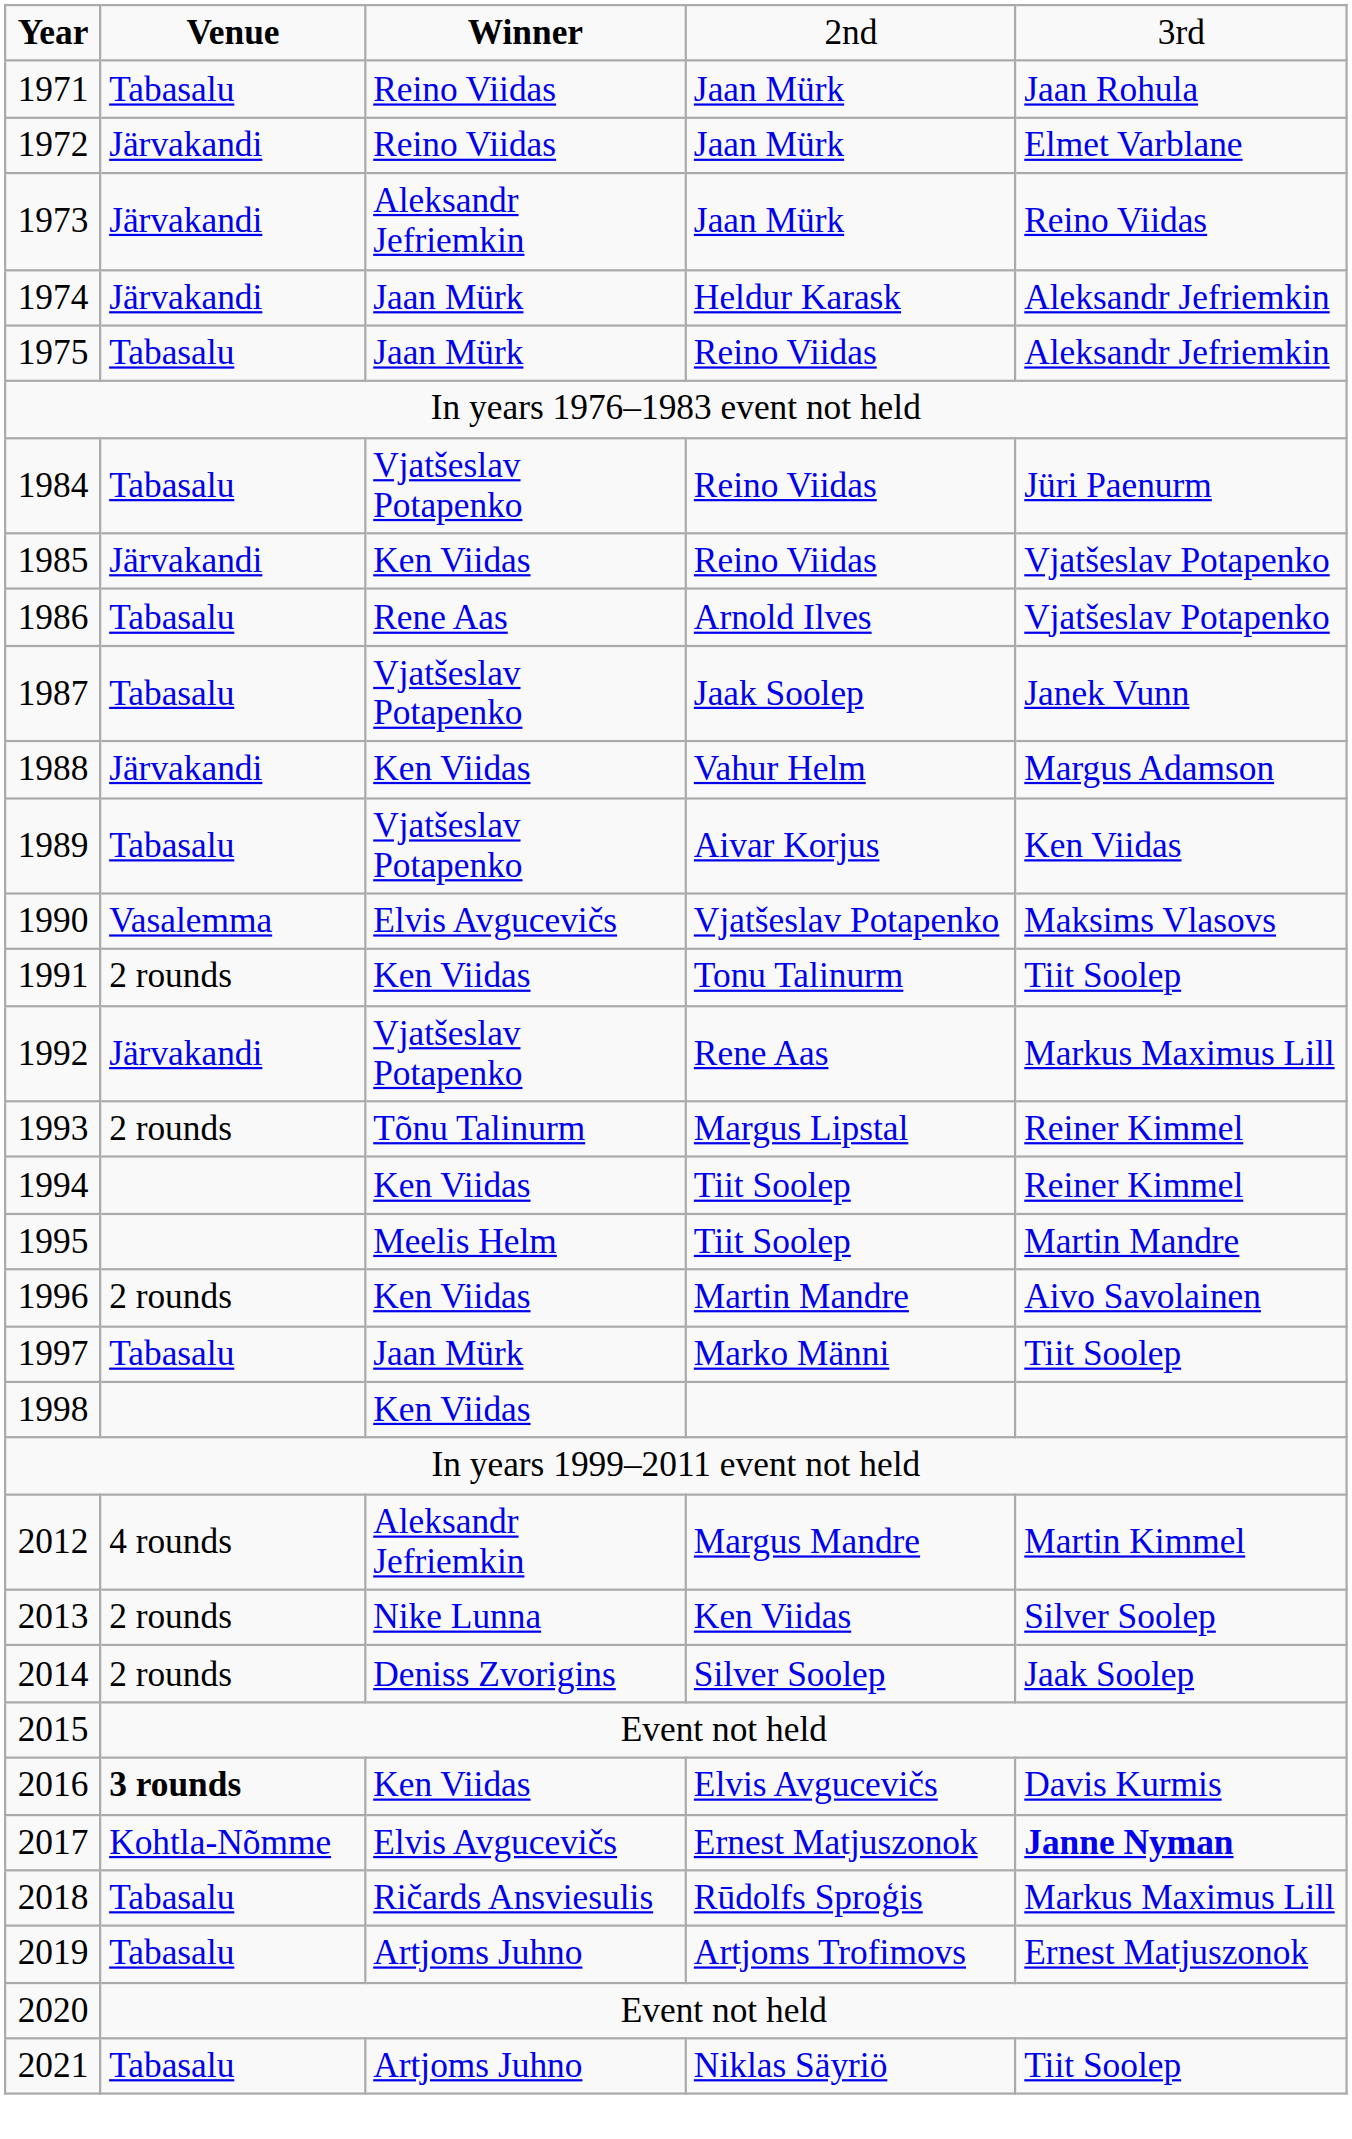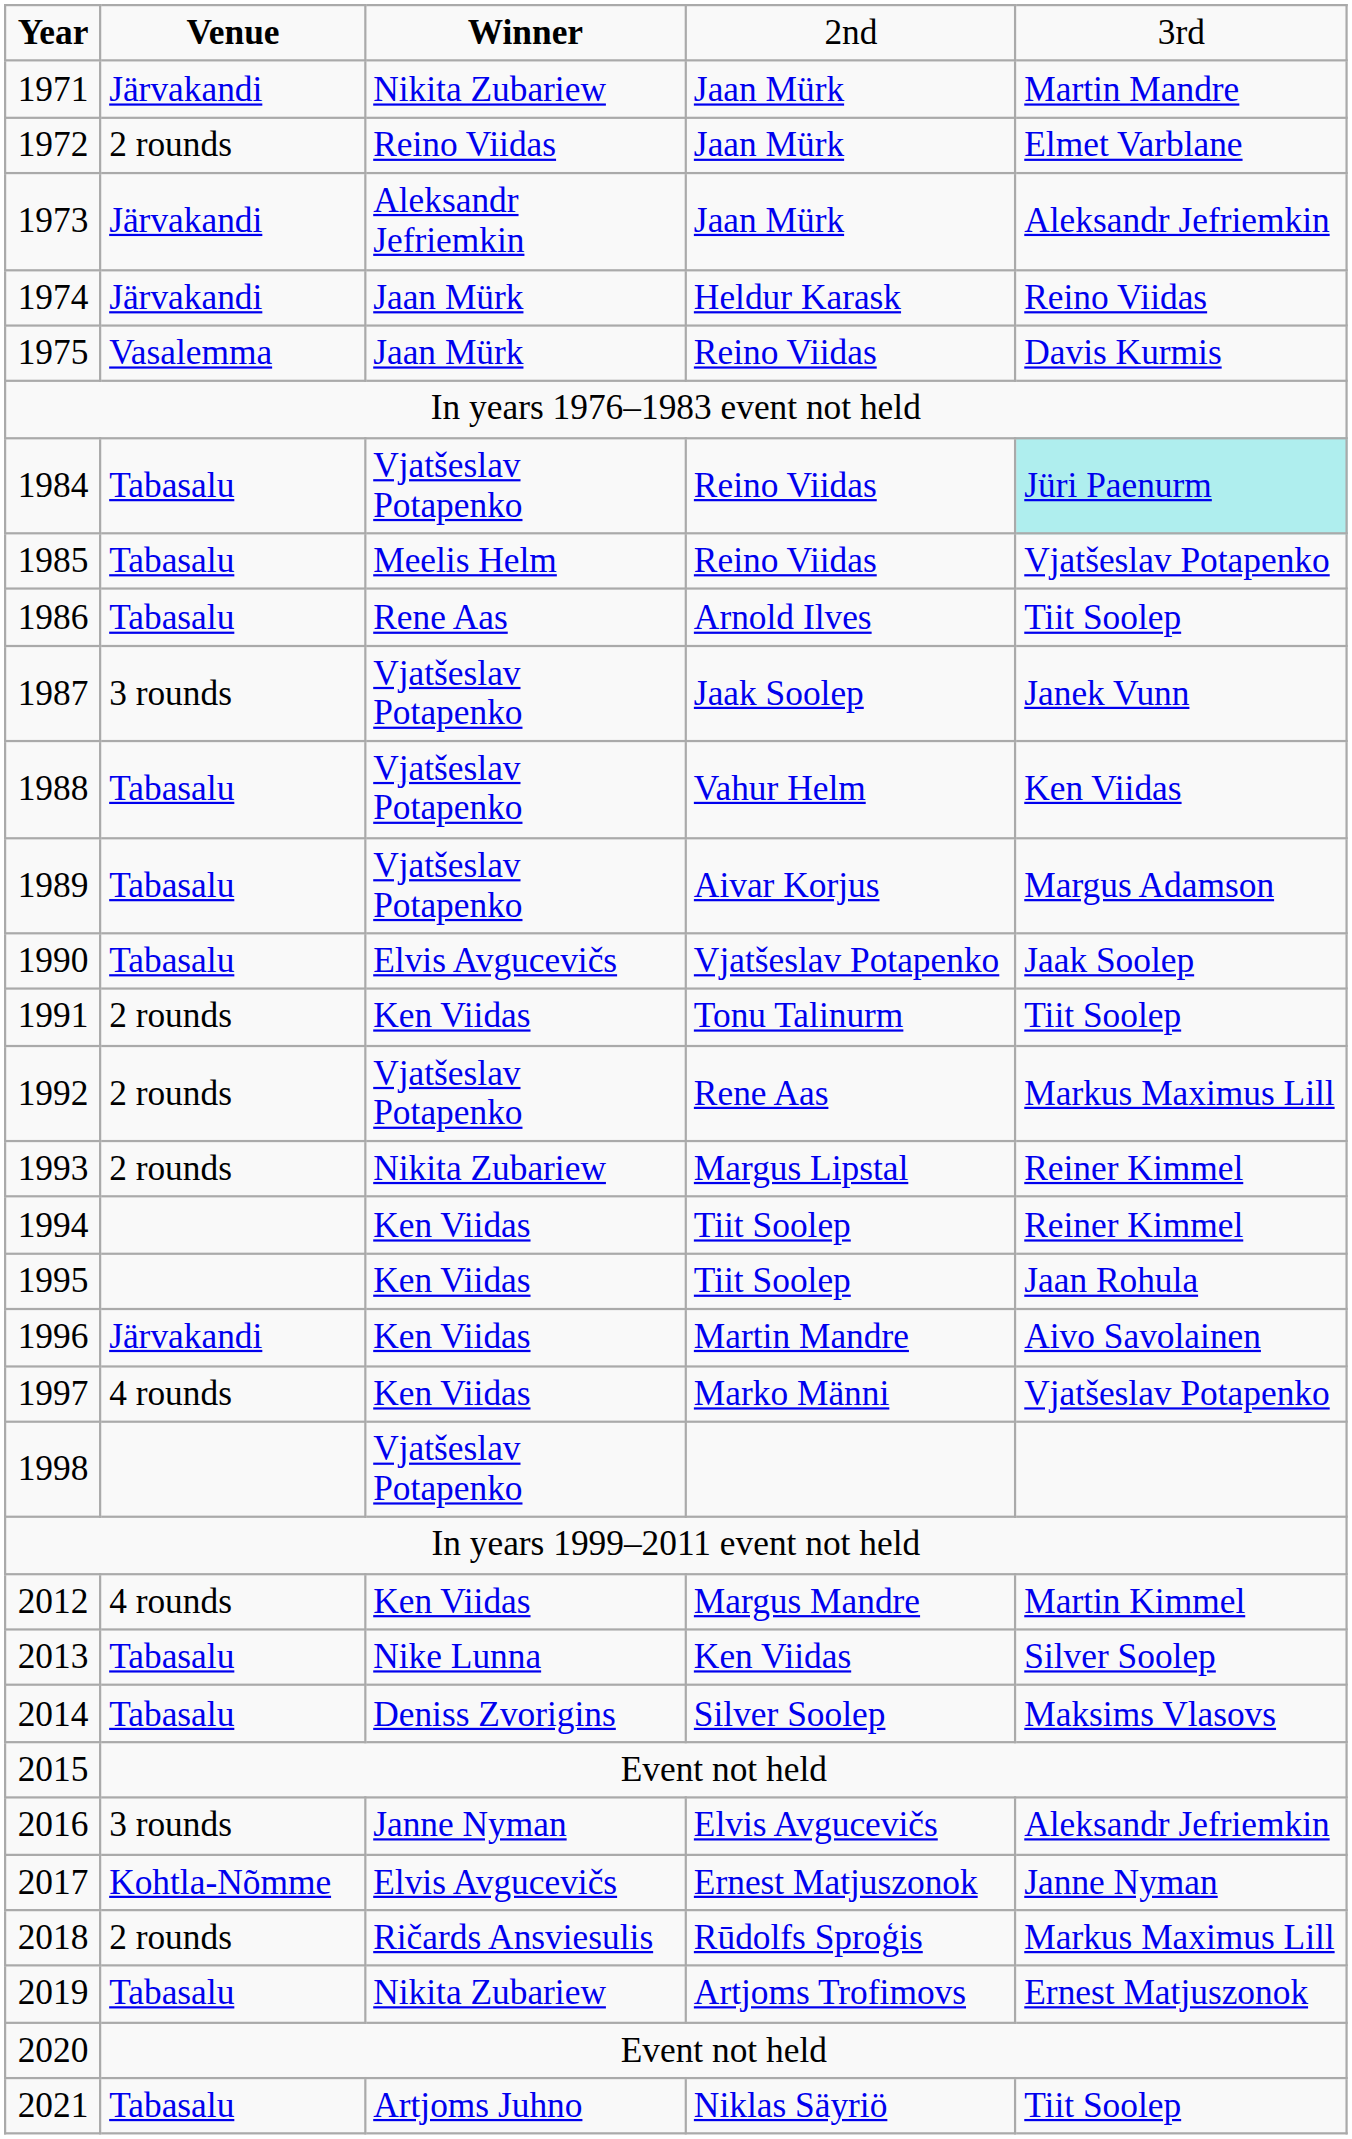(172, 88) Tabasalu -> (186, 88) Järvakandi
(465, 88) Reino Viidas -> (490, 88) Nikita Zubariew
(1111, 88) Jaan Rohula -> (1132, 88) Martin Mandre
(186, 144) Järvakandi -> (171, 144) 2 rounds
(1116, 220) Reino Viidas -> (1177, 220) Aleksandr Jefriemkin
(1177, 296) Aleksandr Jefriemkin -> (1116, 296) Reino Viidas
(172, 352) Tabasalu -> (191, 352) Vasalemma
(1177, 352) Aleksandr Jefriemkin -> (1123, 352) Davis Kurmis
(1118, 484) no background -> (1118, 484) paleturquoise background
(186, 560) Järvakandi -> (172, 560) Tabasalu
(452, 560) Ken Viidas -> (465, 560) Meelis Helm
(1177, 616) Vjatšeslav Potapenko -> (1103, 616) Tiit Soolep
(172, 692) Tabasalu -> (171, 692) 3 rounds
(186, 768) Järvakandi -> (172, 788) Tabasalu
(452, 768) Ken Viidas -> (448, 788) Vjatšeslav Potapenko
(1149, 768) Margus Adamson -> (1103, 788) Ken Viidas
(1103, 844) Ken Viidas -> (1149, 884) Margus Adamson
(191, 920) Vasalemma -> (172, 960) Tabasalu
(1150, 920) Maksims Vlasovs -> (1109, 960) Jaak Soolep
(186, 1052) Järvakandi -> (171, 1092) 2 rounds
(479, 1128) Tõnu Talinurm -> (490, 1168) Nikita Zubariew
(465, 1240) Meelis Helm -> (452, 1280) Ken Viidas
(1132, 1240) Martin Mandre -> (1111, 1280) Jaan Rohula
(171, 1296) 2 rounds -> (186, 1336) Järvakandi
(172, 1353) Tabasalu -> (171, 1392) 4 rounds
(448, 1353) Jaan Mürk -> (452, 1392) Ken Viidas
(1103, 1353) Tiit Soolep -> (1177, 1392) Vjatšeslav Potapenko
(452, 1409) Ken Viidas -> (448, 1468) Vjatšeslav Potapenko
(449, 1541) Aleksandr Jefriemkin -> (452, 1600) Ken Viidas
(171, 1617) 2 rounds -> (172, 1656) Tabasalu
(171, 1673) 2 rounds -> (172, 1712) Tabasalu
(1109, 1673) Jaak Soolep -> (1150, 1712) Maksims Vlasovs
(175, 1785) bold -> (171, 1825) normal
(452, 1785) Ken Viidas -> (470, 1825) Janne Nyman
(1123, 1785) Davis Kurmis -> (1177, 1825) Aleksandr Jefriemkin
(1129, 1841) bold -> (1121, 1881) normal
(172, 1897) Tabasalu -> (171, 1937) 2 rounds
(478, 1953) Artjoms Juhno -> (490, 1993) Nikita Zubariew
